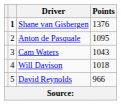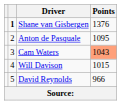(101, 51) no background -> (101, 51) lightsalmon background
(101, 65) 1018 -> (101, 65) 1015
